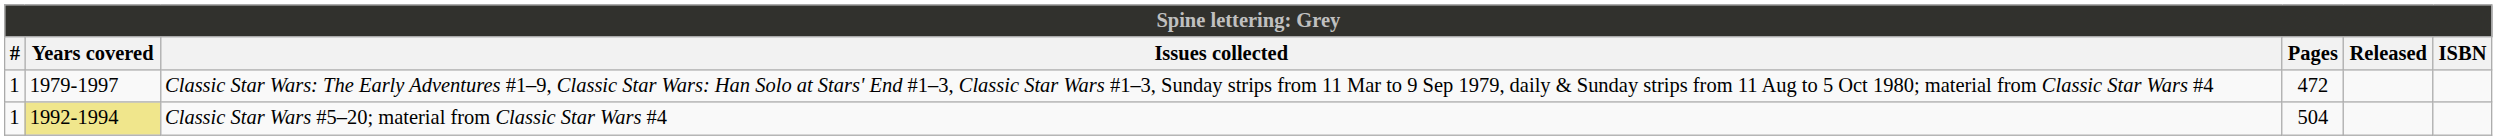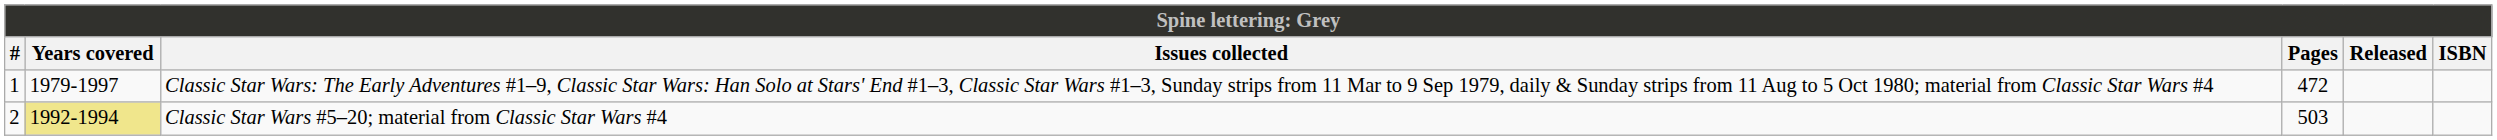(14, 118) 1 -> (14, 118) 2
(2313, 118) 504 -> (2313, 118) 503
